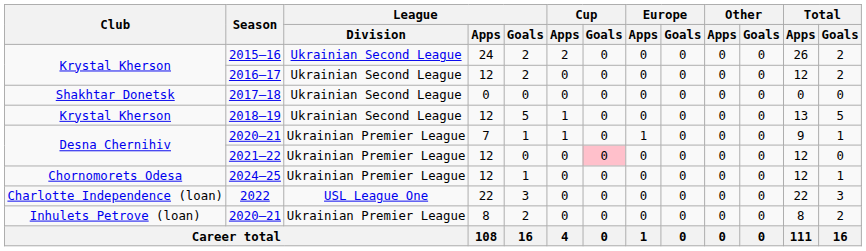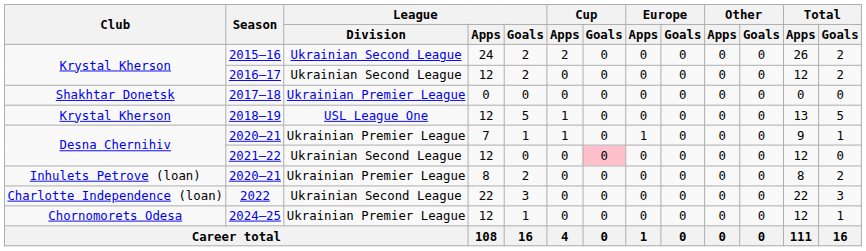(376, 95) Ukrainian Second League -> (376, 95) Ukrainian Premier League
(376, 115) Ukrainian Second League -> (376, 115) USL League One
(376, 155) Ukrainian Premier League -> (376, 155) Ukrainian Second League
rows swapped: (115, 216) <-> (115, 176)
(376, 196) USL League One -> (376, 196) Ukrainian Second League
